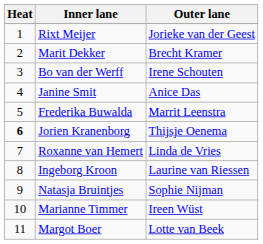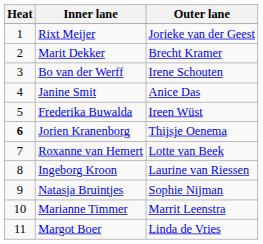(187, 111) Marrit Leenstra -> (176, 111) Ireen Wüst
(185, 151) Linda de Vries -> (186, 151) Lotte van Beek
(176, 209) Ireen Wüst -> (187, 209) Marrit Leenstra
(186, 229) Lotte van Beek -> (185, 229) Linda de Vries
